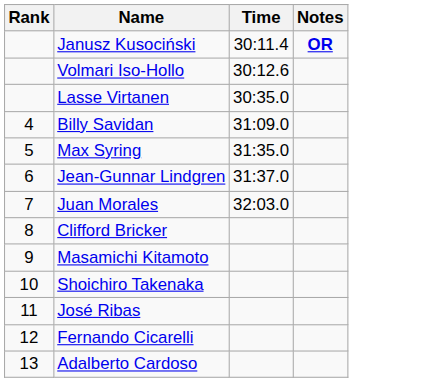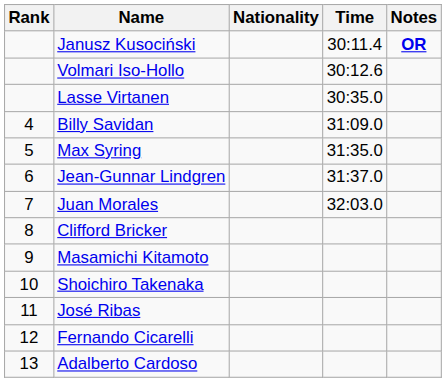+ column: (276, 17)
